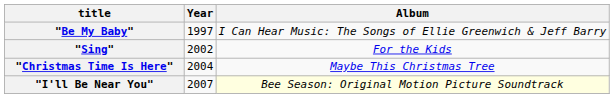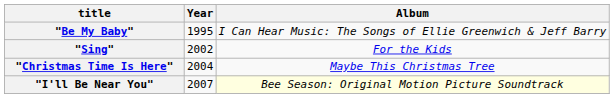(200, 31) 1997 -> (200, 31) 1995
